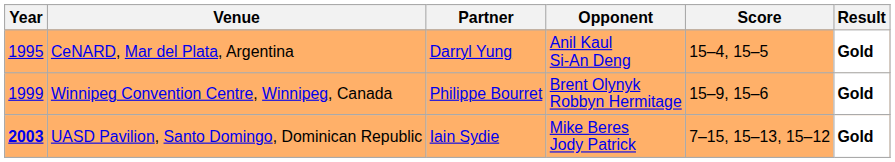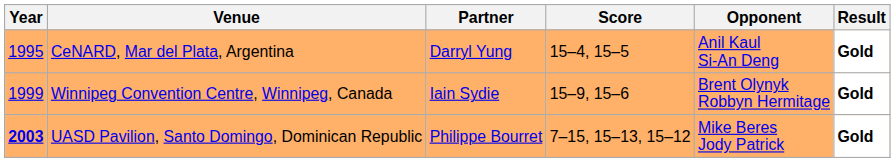columns swapped: (616, 17) <-> (760, 17)
(486, 94) Philippe Bourret -> (464, 94) Iain Sydie
(464, 137) Iain Sydie -> (486, 137) Philippe Bourret
